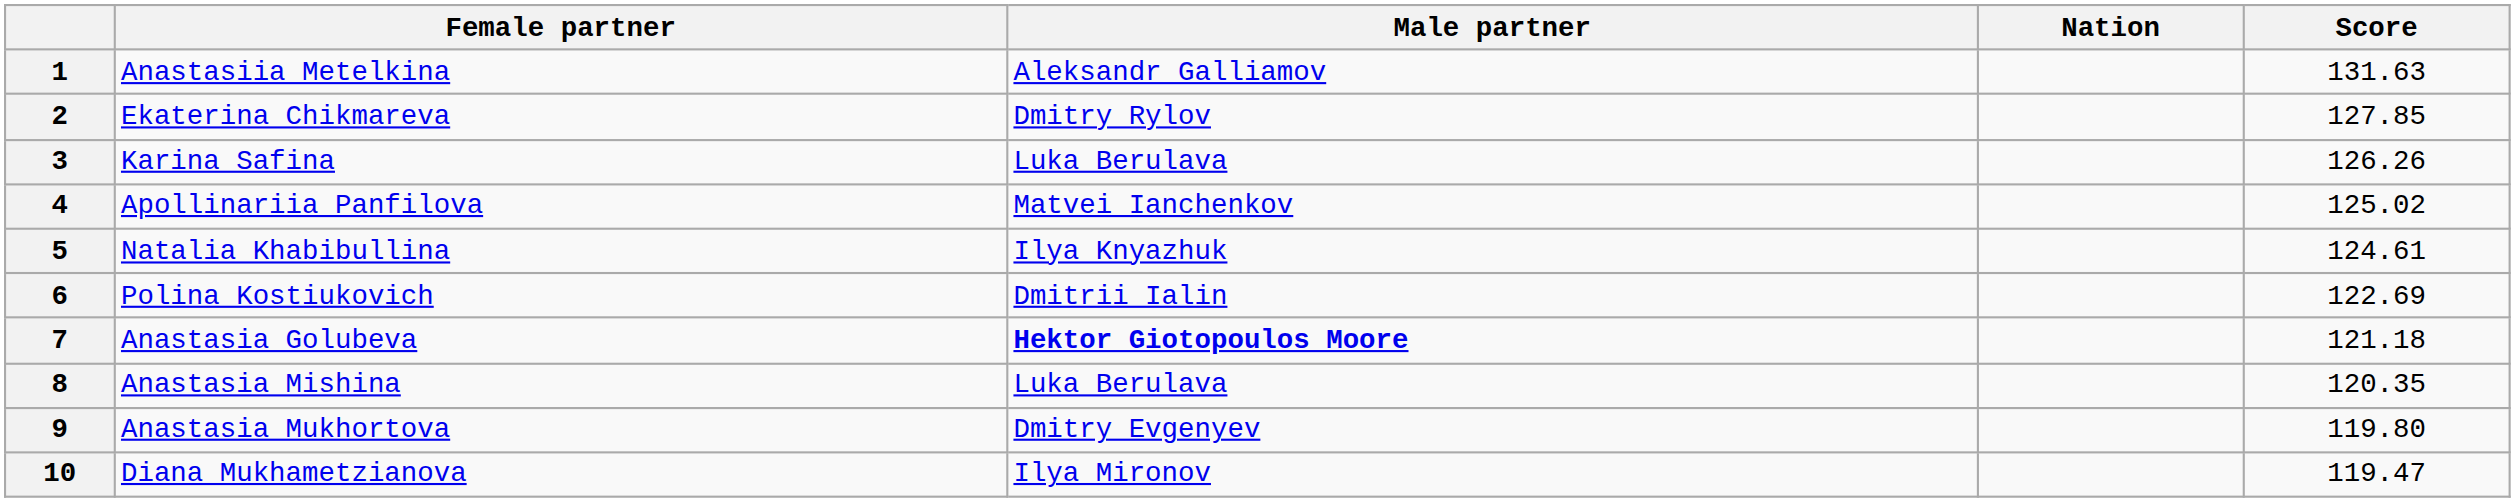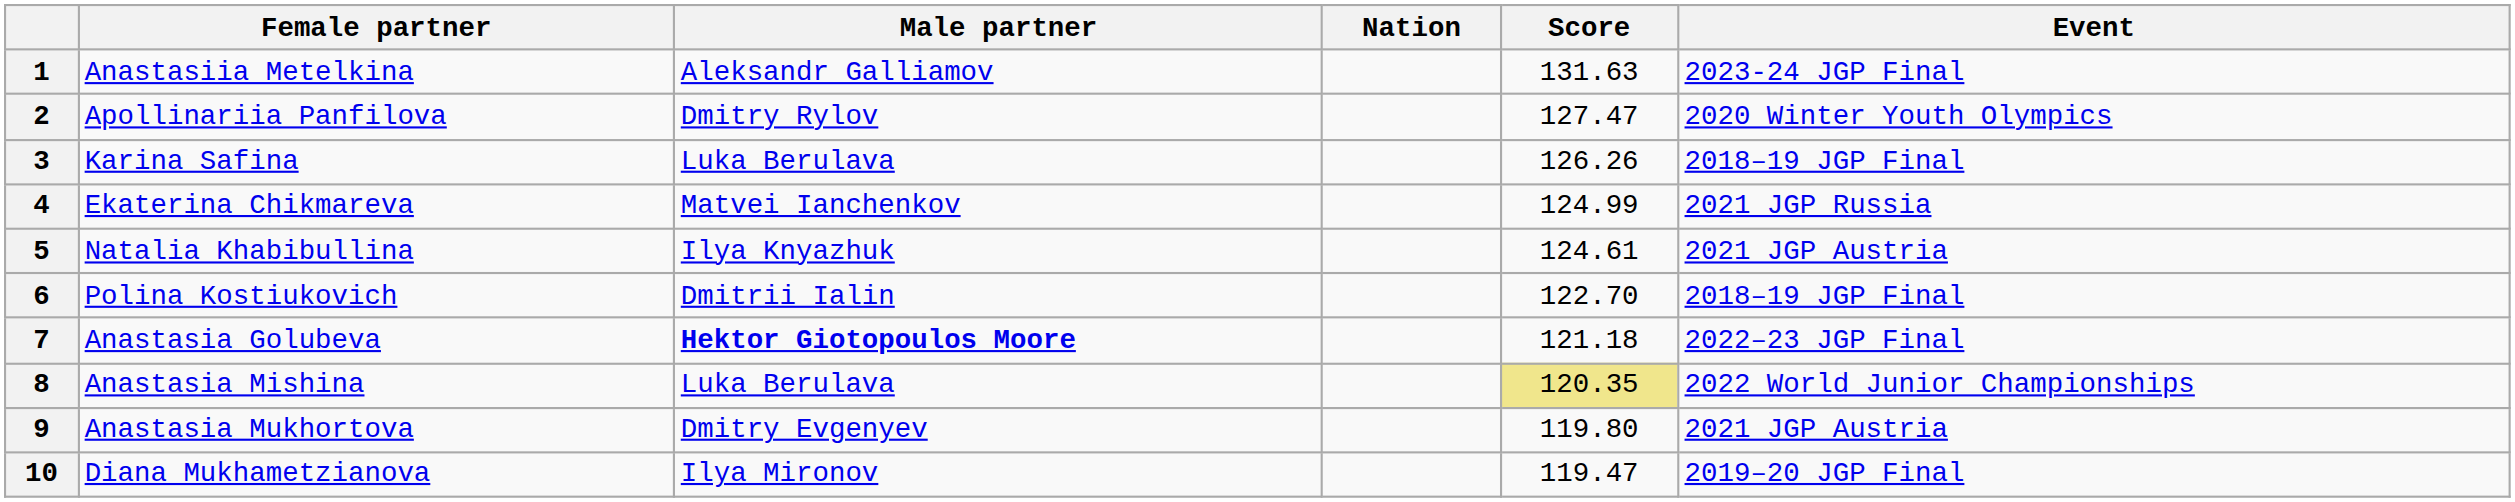+ column: (2094, 27)
(286, 117) Ekaterina Chikmareva -> (266, 117) Apollinariia Panfilova
(2377, 117) 127.85 -> (1589, 117) 127.47
(302, 206) Apollinariia Panfilova -> (249, 206) Ekaterina Chikmareva
(2377, 206) 125.02 -> (1589, 206) 124.99
(2377, 296) 122.69 -> (1589, 296) 122.70
(2377, 385) no background -> (1589, 385) khaki background
